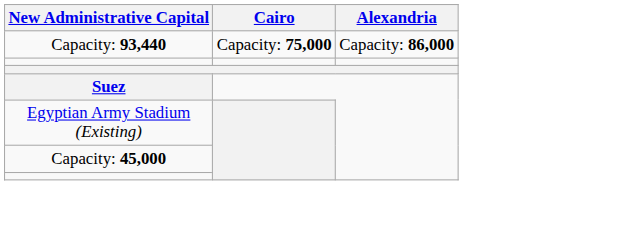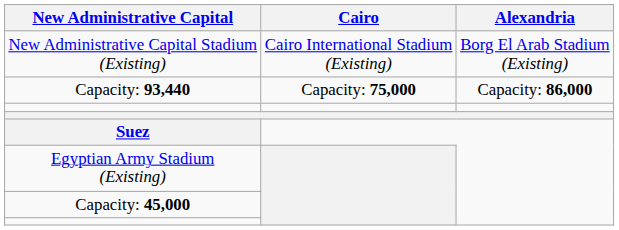+ row: (133, 53)
